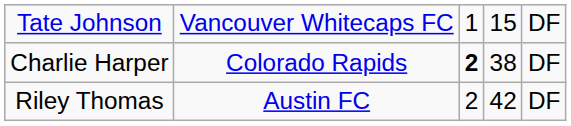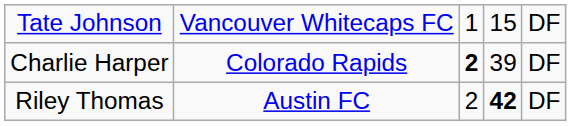(503, 62) 38 -> (503, 62) 39
(503, 100) normal -> (503, 100) bold
